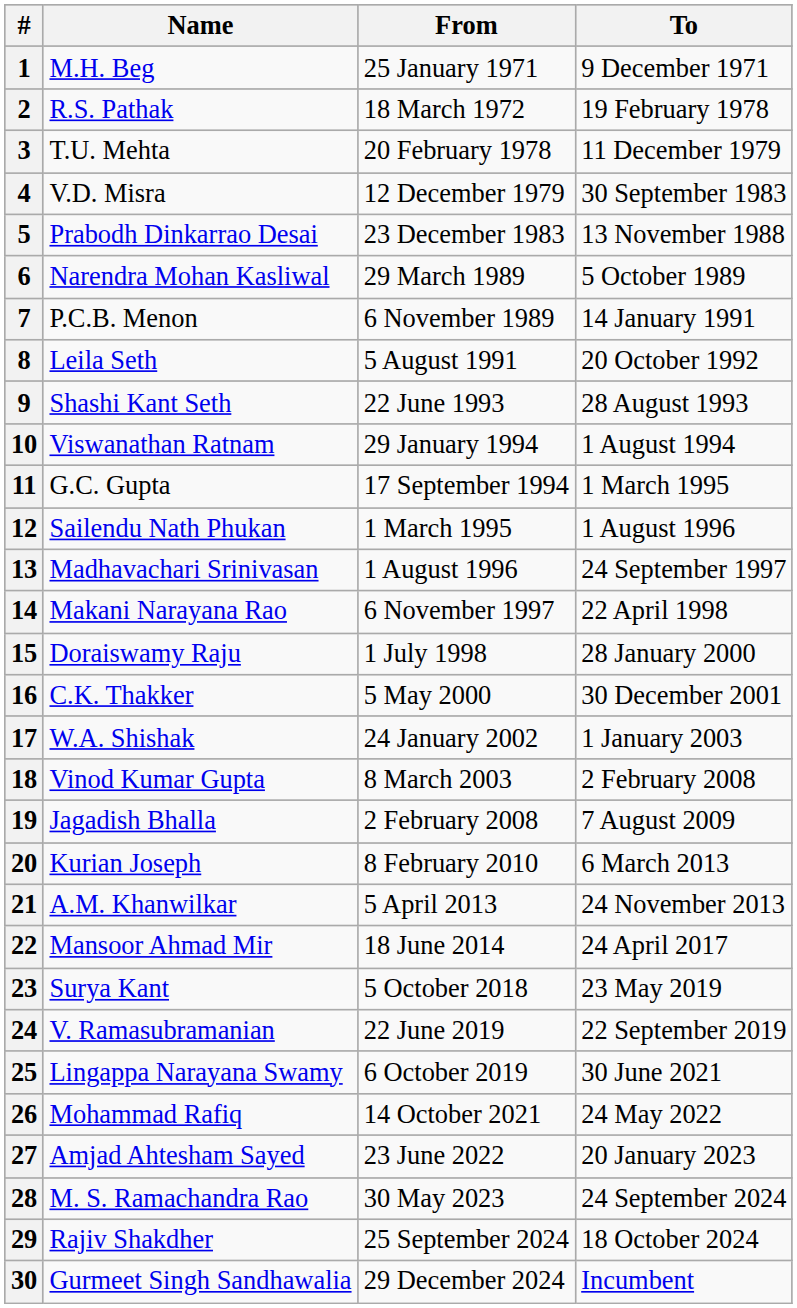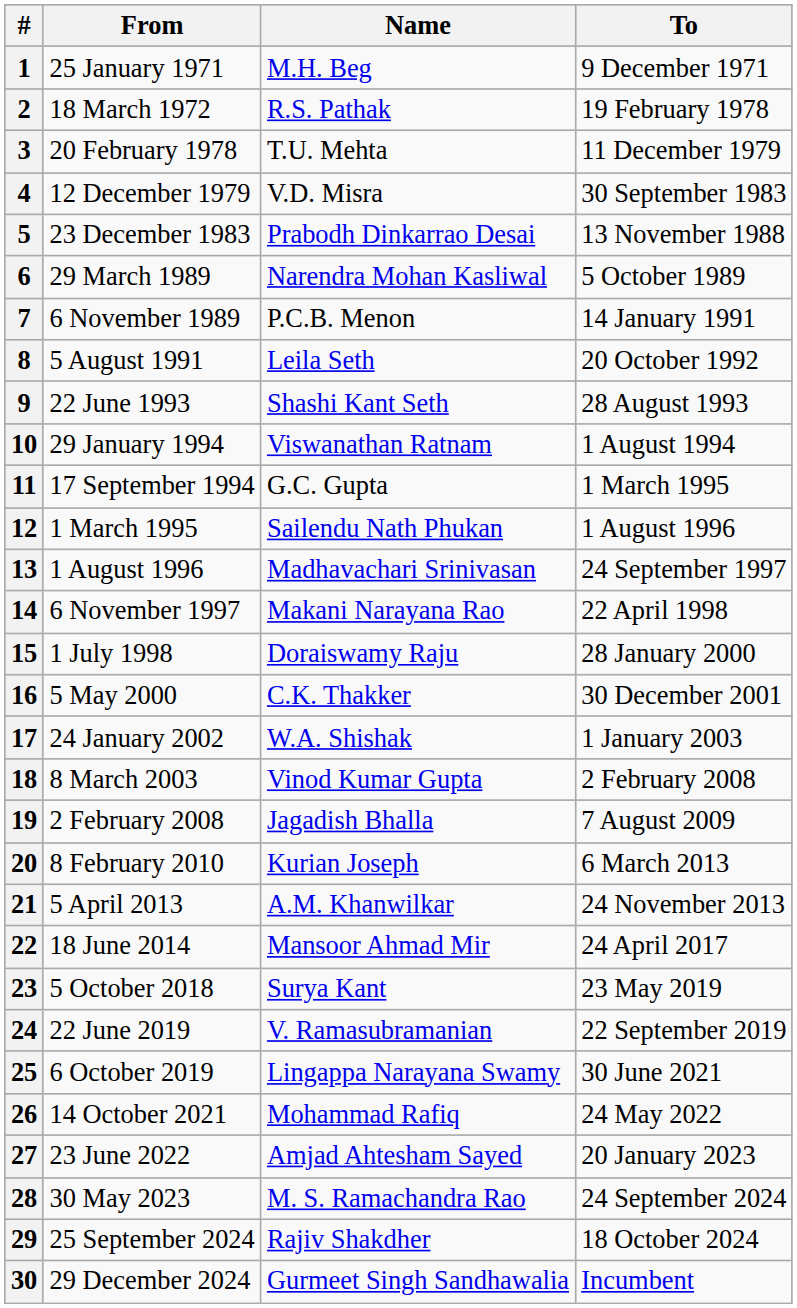columns swapped: (201, 25) <-> (466, 25)
